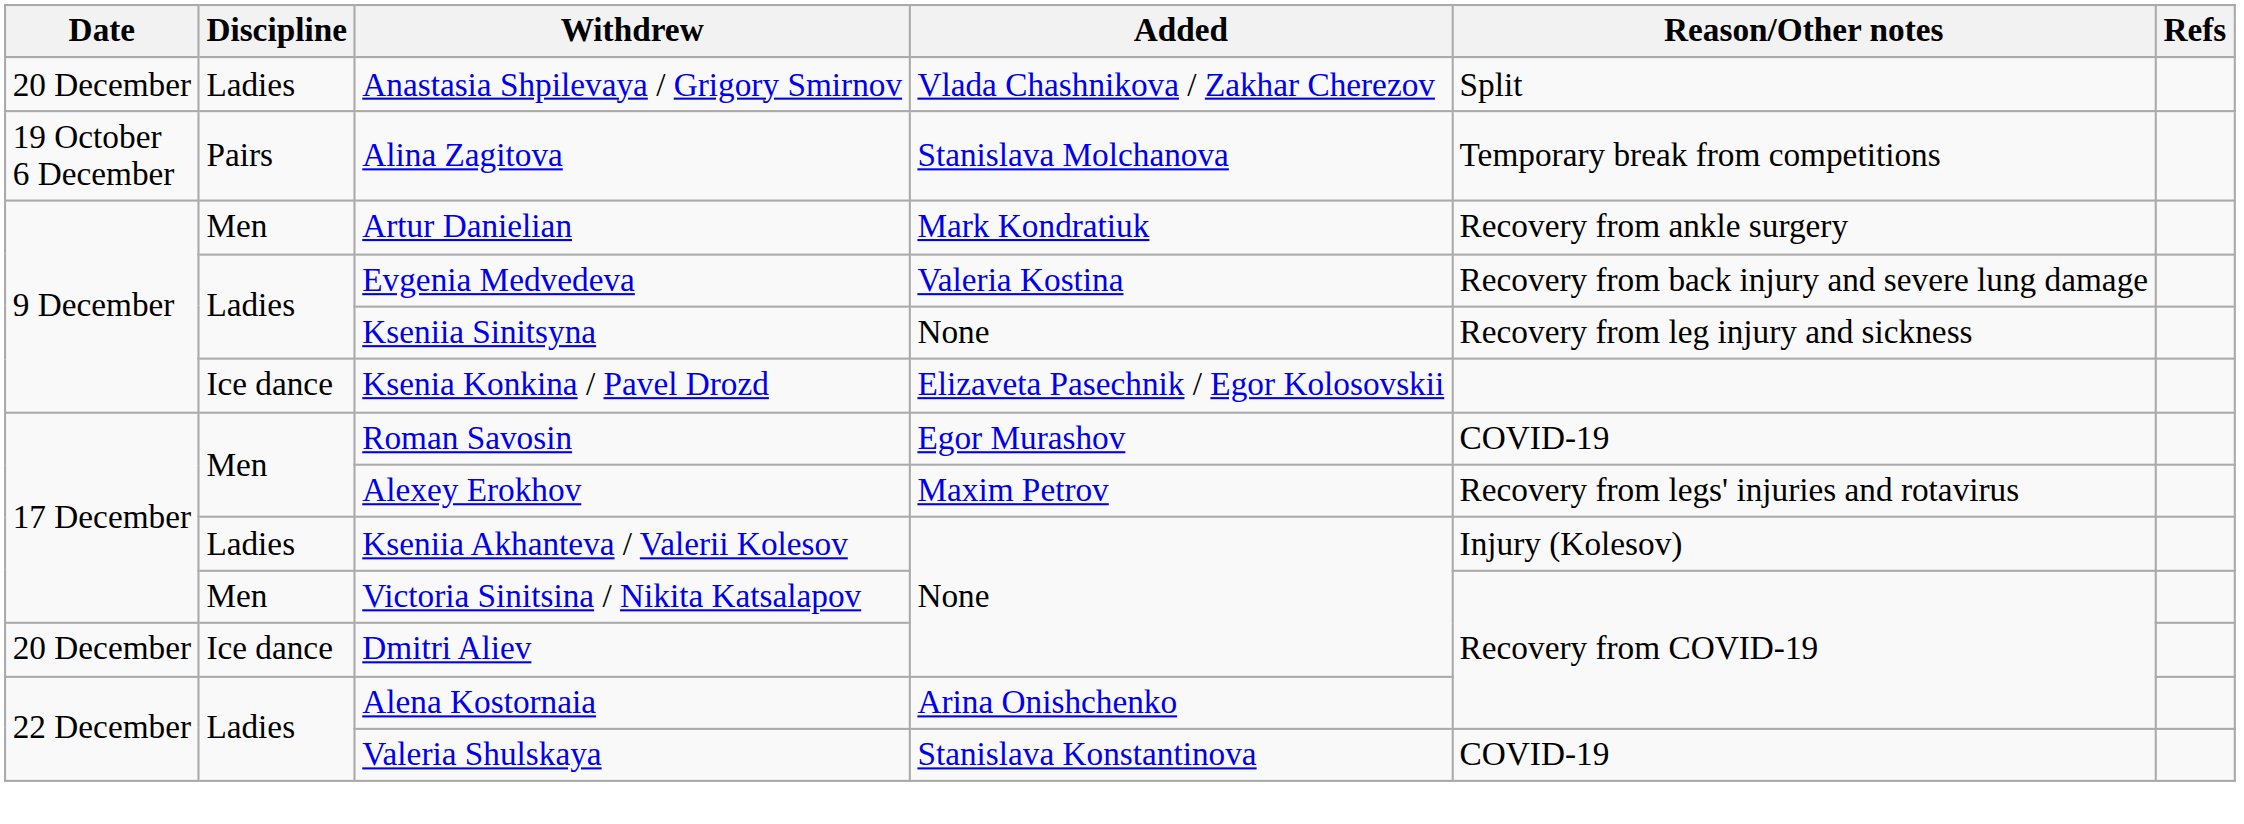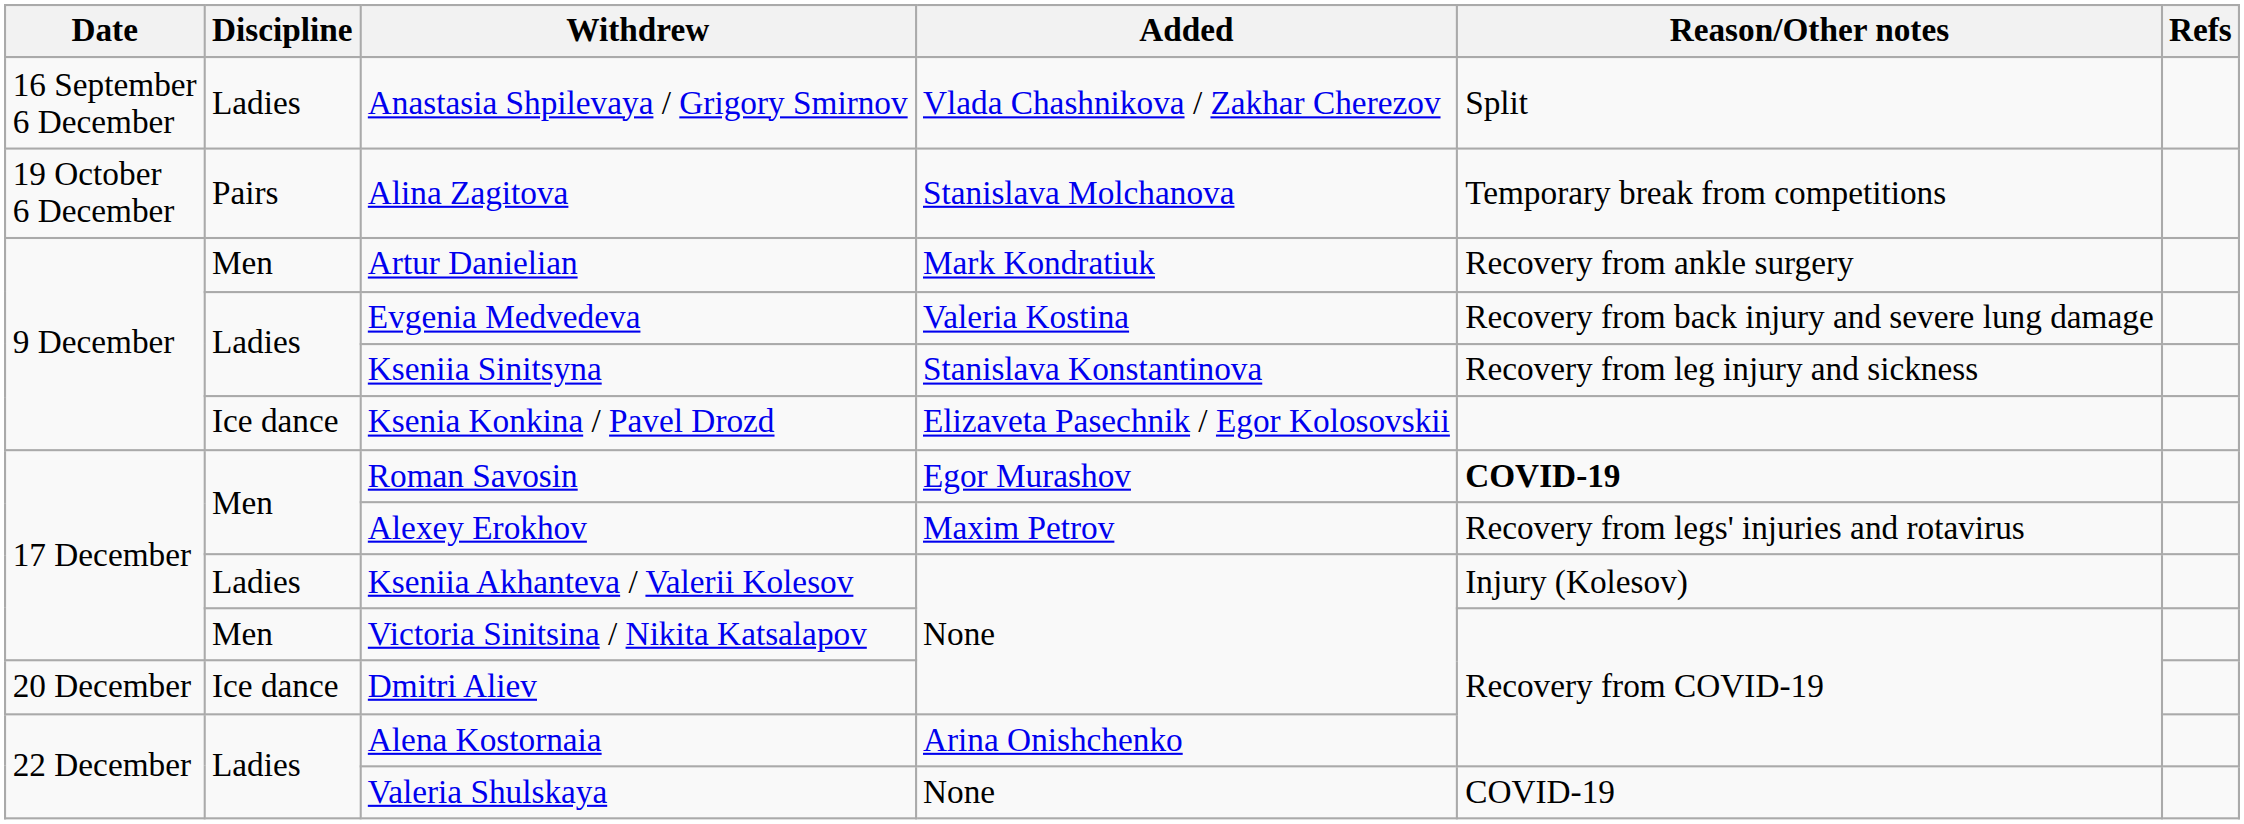(102, 83) 20 December -> (105, 102) 16 September 6 December
(953, 332) None -> (1093, 369) Stanislava Konstantinova
(1534, 437) normal -> (1543, 475) bold
(1087, 754) Stanislava Konstantinova -> (959, 791) None
